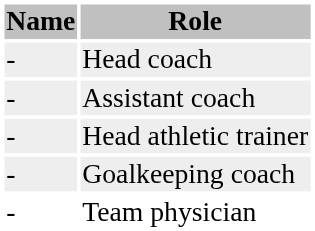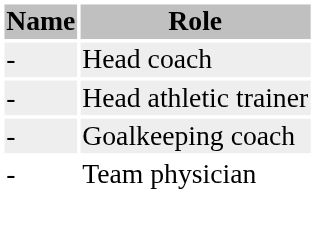- row: (169, 97)
